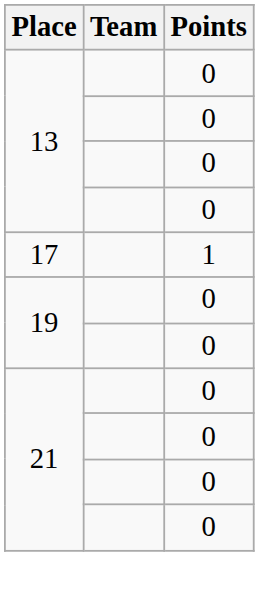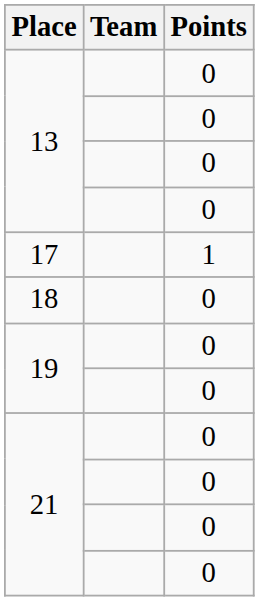+ row: (44, 299)
